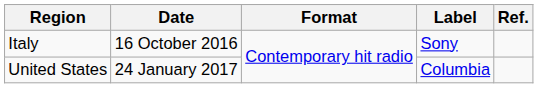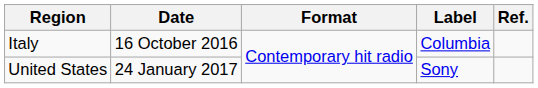(439, 43) Sony -> (455, 43) Columbia
(455, 69) Columbia -> (439, 69) Sony
